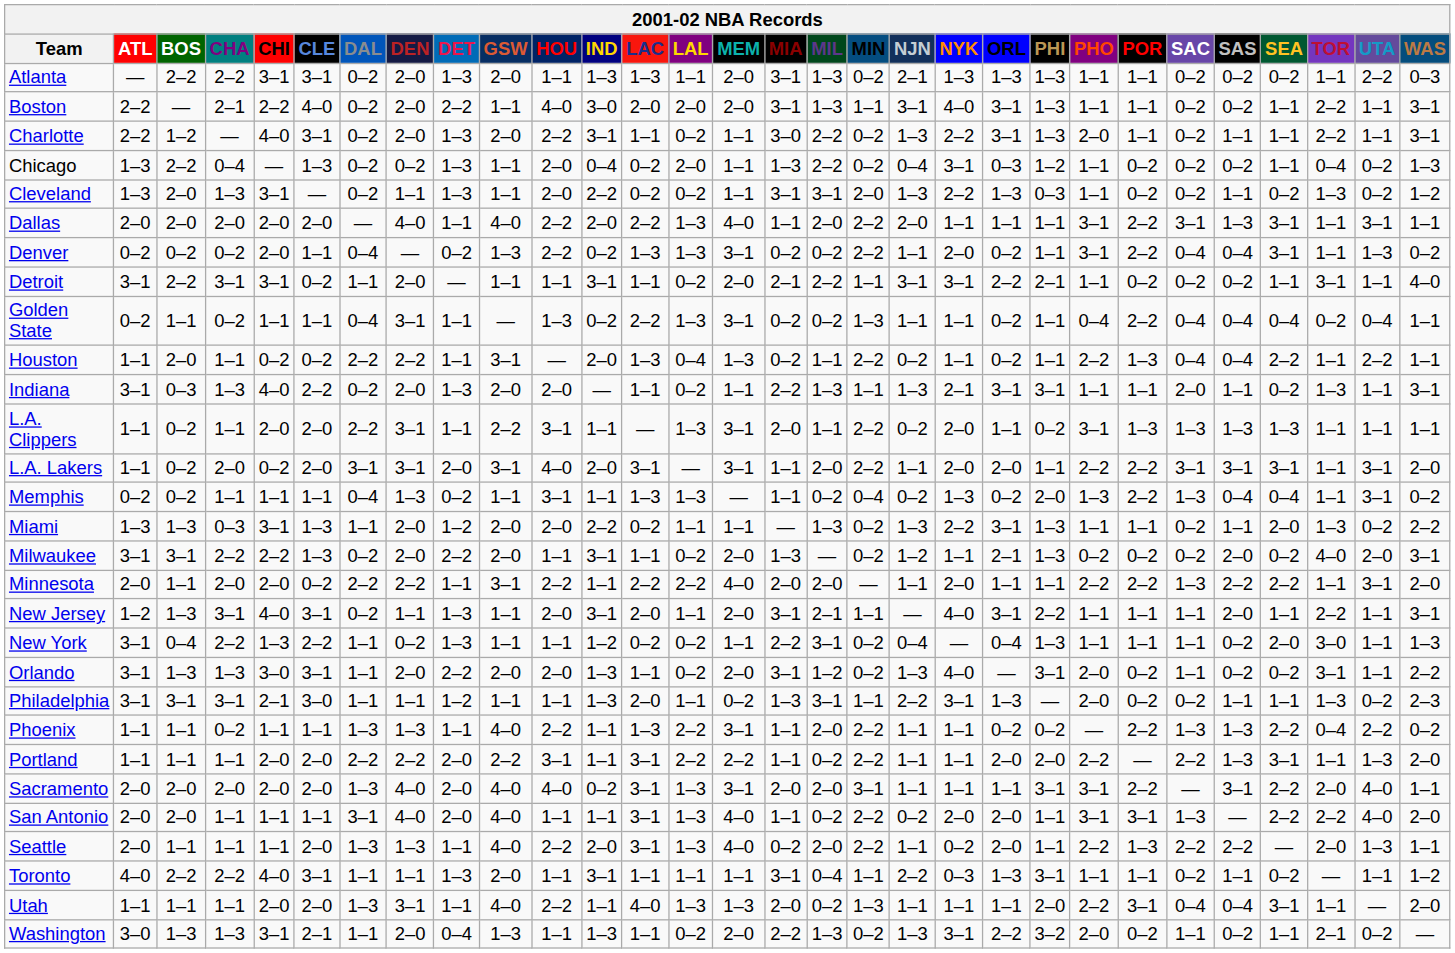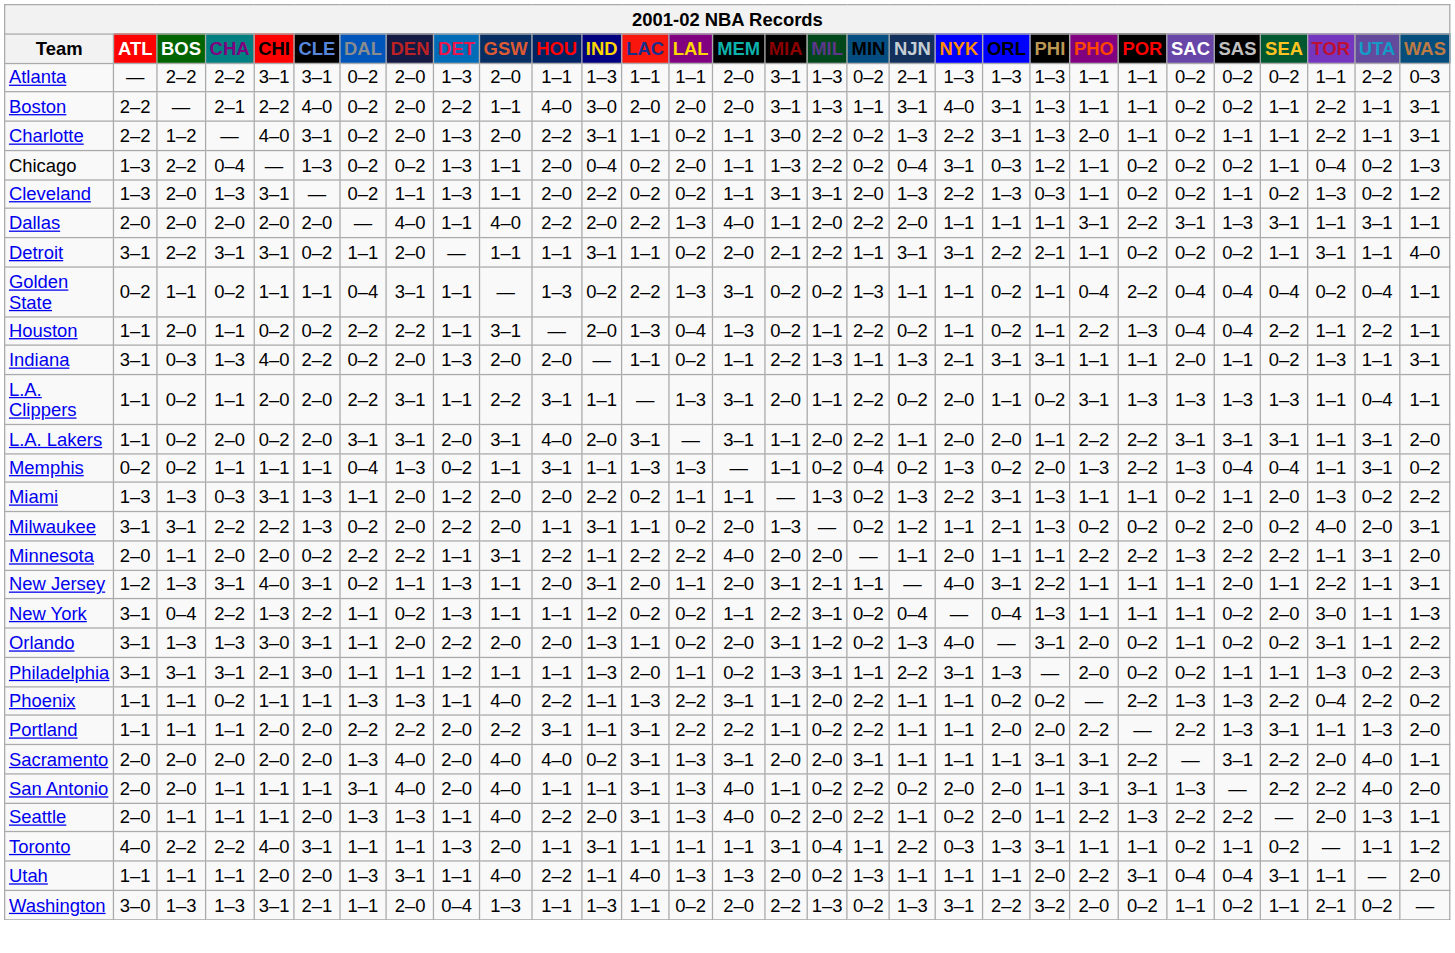(645, 78) 1–3 -> (645, 78) 1–1
- row: (39, 253)
(1377, 429) 1–1 -> (1377, 400) 0–4
